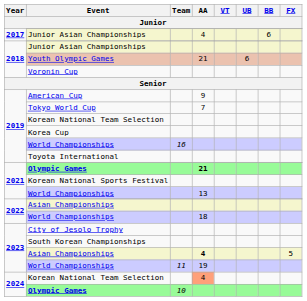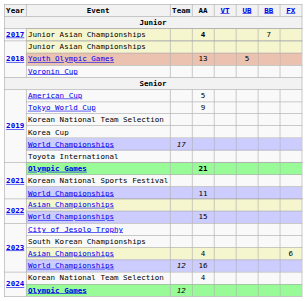(203, 35) normal -> (203, 35) bold
(269, 35) 6 -> (269, 35) 7
(203, 59) 21 -> (203, 59) 13
(247, 59) 6 -> (247, 59) 5
(203, 96) 9 -> (203, 96) 5
(203, 108) 7 -> (203, 108) 9
(181, 145) 16 -> (181, 145) 17
(203, 193) 13 -> (203, 193) 11
(203, 217) 18 -> (203, 217) 15
(203, 254) bold -> (203, 254) normal
(291, 254) 5 -> (291, 254) 6
(181, 266) 11 -> (181, 266) 12
(203, 266) 19 -> (203, 266) 16
(203, 278) lightsalmon background -> (203, 278) no background
(181, 290) 10 -> (181, 290) 12
